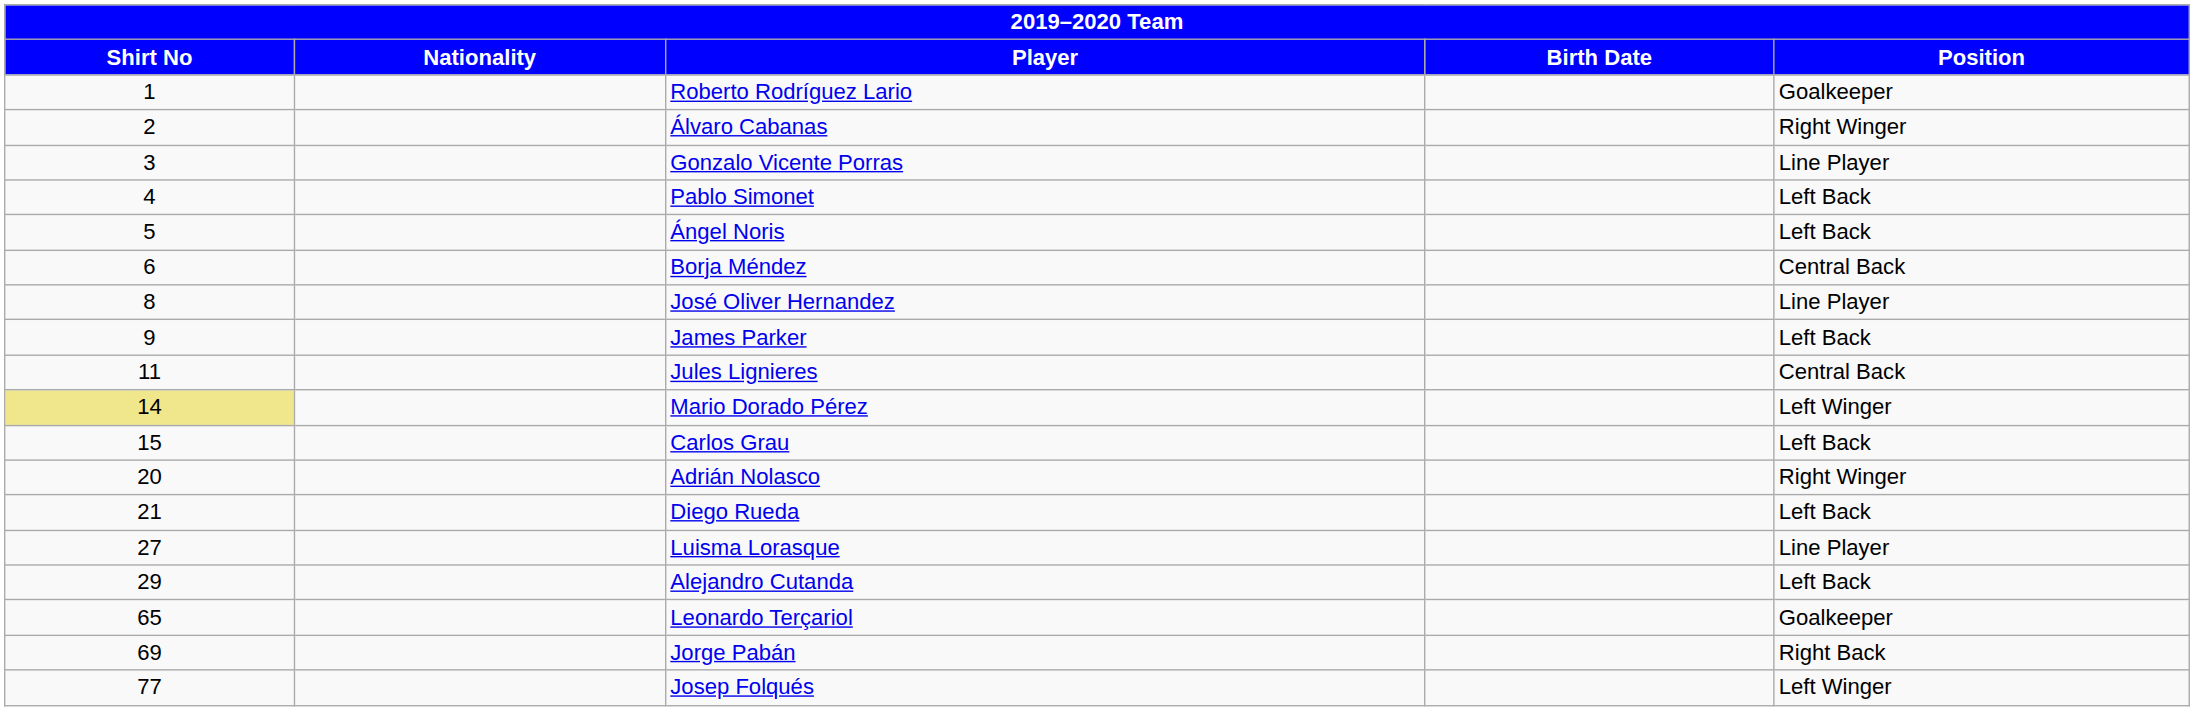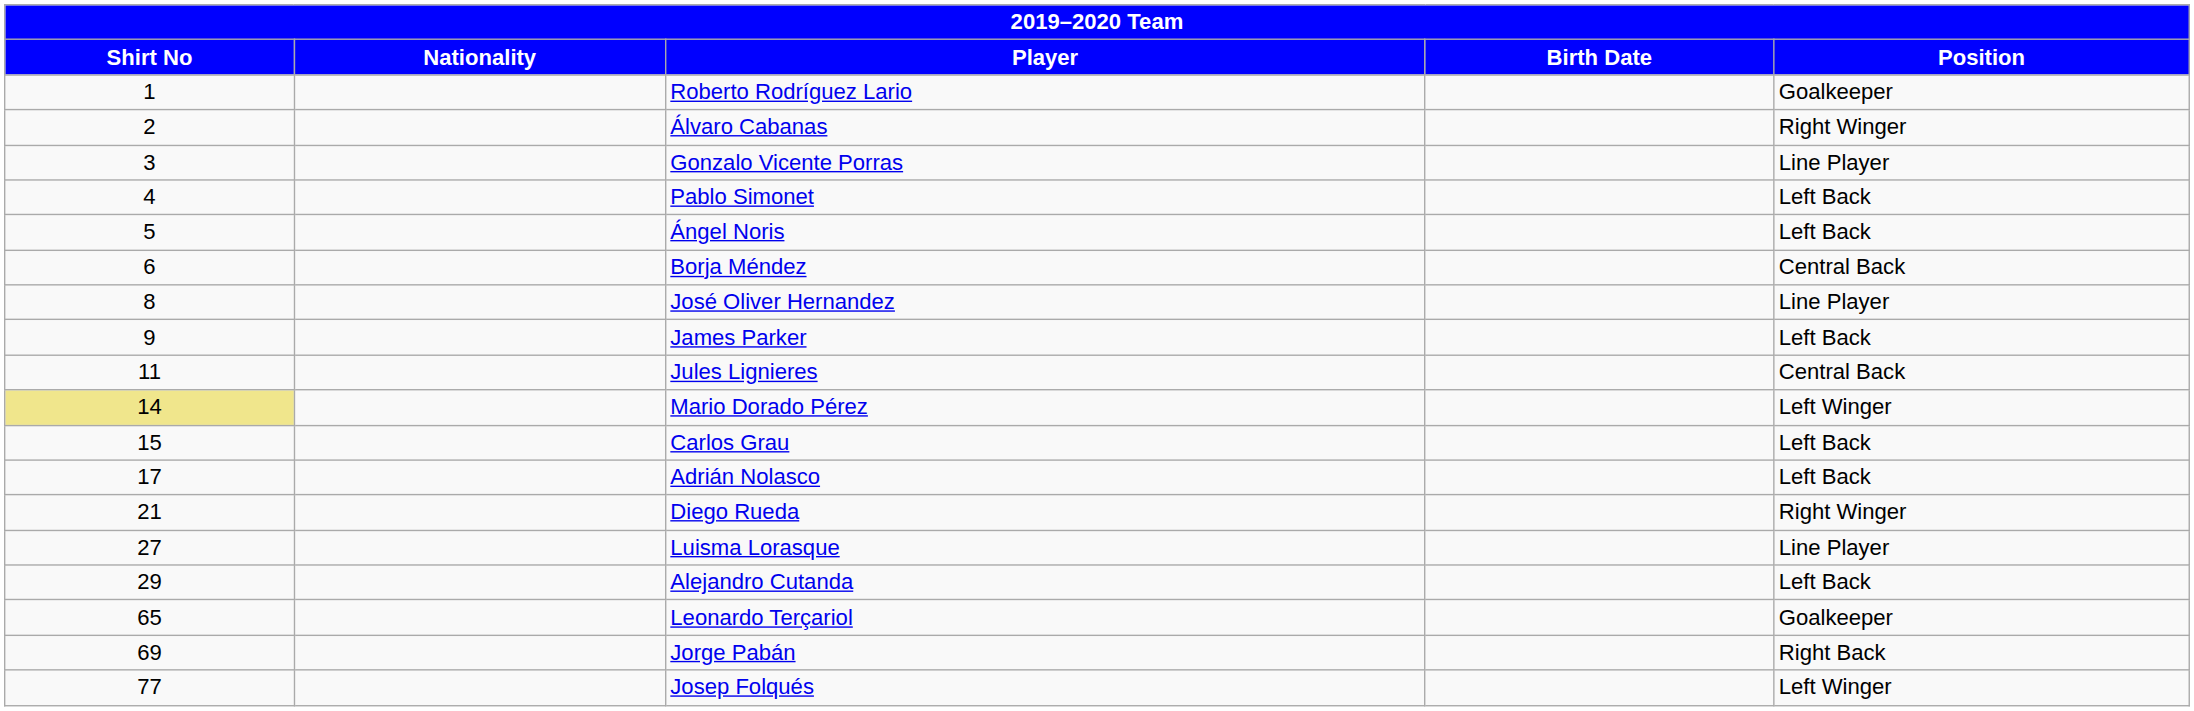(149, 477) 20 -> (149, 477) 17
(1843, 477) Right Winger -> (1825, 477) Left Back
(1825, 512) Left Back -> (1843, 512) Right Winger
